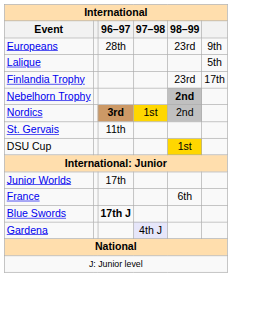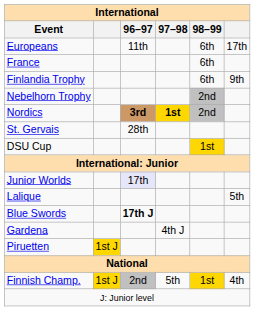(116, 46) 28th -> (138, 46) 11th
(185, 46) 23rd -> (207, 46) 6th
(215, 46) 9th -> (237, 46) 17th
rows swapped: (24, 63) <-> (23, 197)
(185, 79) 23rd -> (207, 79) 6th
(215, 79) 17th -> (237, 79) 9th
(185, 96) bold -> (207, 96) normal
(151, 113) normal -> (173, 113) bold
(116, 130) 11th -> (138, 130) 28th
(116, 180) no background -> (138, 180) lavender background
(151, 230) lavender background -> (173, 230) no background
+ row: (28, 247)
+ row: (44, 280)
